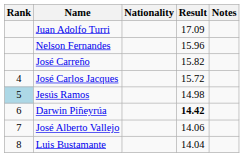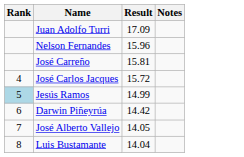- column: (149, 12)
(193, 62) 15.82 -> (138, 62) 15.81
(193, 95) 14.98 -> (138, 95) 14.99
(193, 111) bold -> (138, 111) normal
(193, 128) 14.06 -> (138, 128) 14.05
